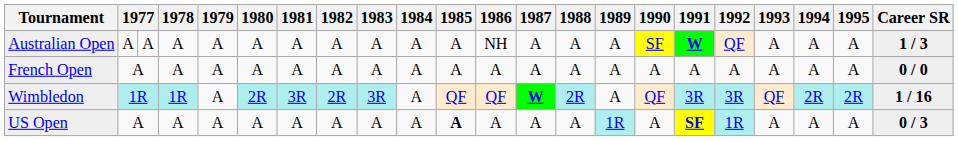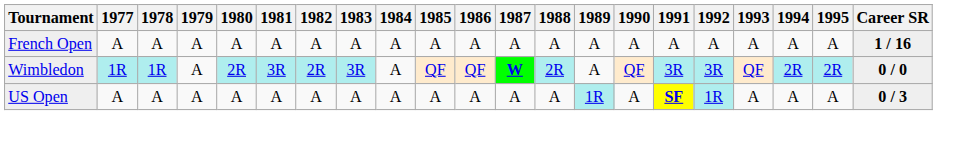- row: (61, 43)
(913, 69) 0 / 0 -> (893, 43) 1 / 16
(913, 95) 1 / 16 -> (893, 69) 0 / 0
(456, 121) bold -> (435, 95) normal
